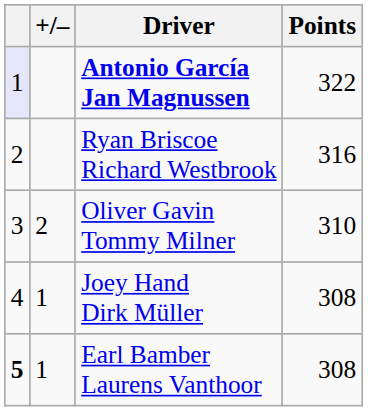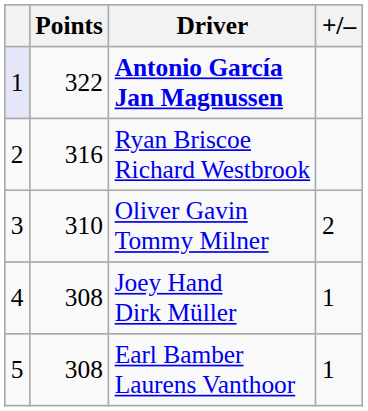columns swapped: (52, 25) <-> (322, 25)
(17, 370) bold -> (17, 370) normal
